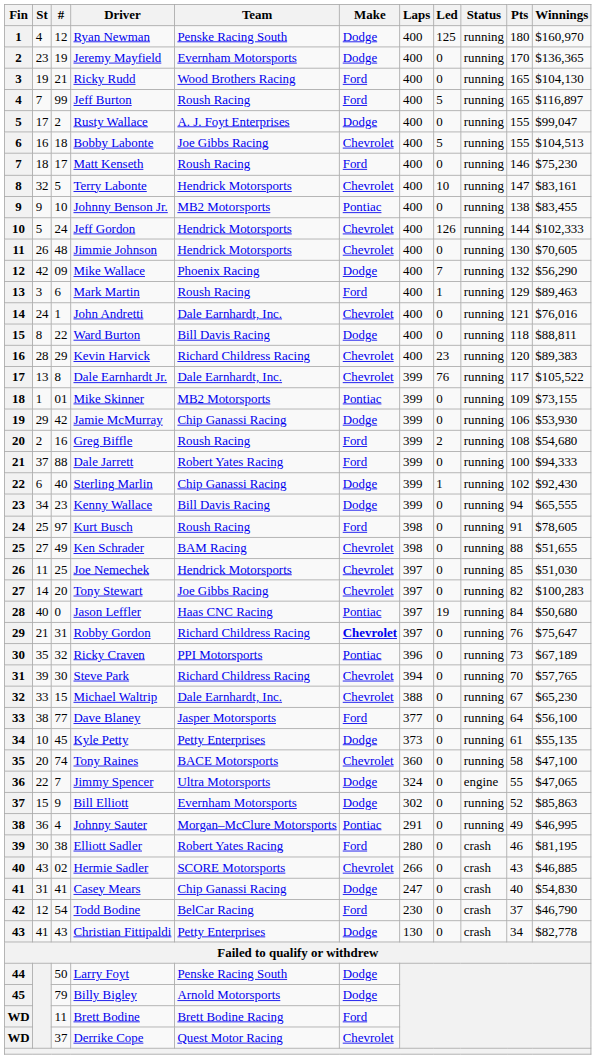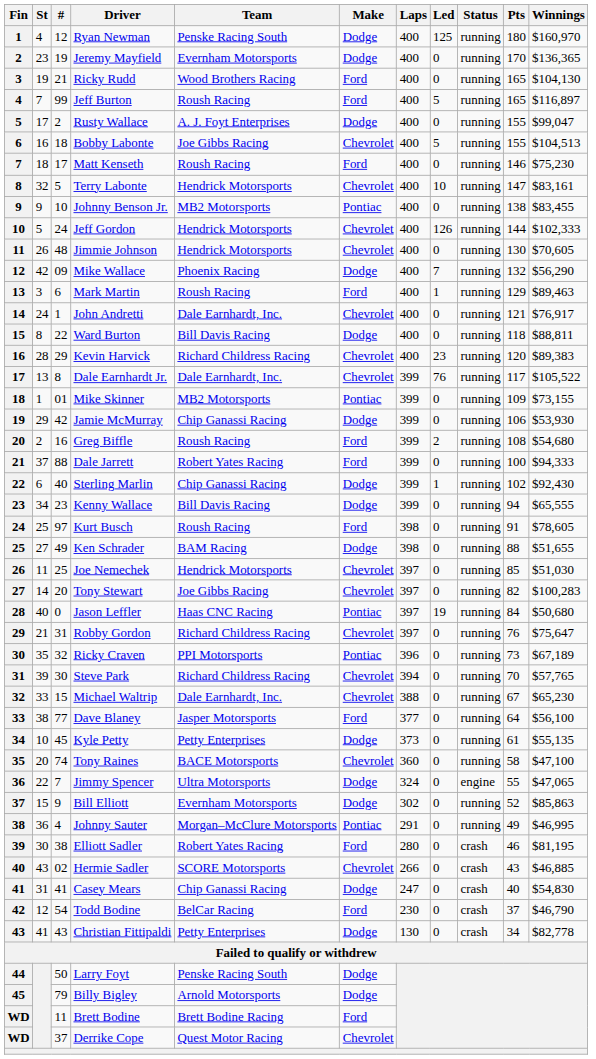(556, 313) $76,016 -> (553, 313) $76,917
(368, 547) Chevrolet -> (360, 547) Dodge
(370, 633) bold -> (368, 633) normal
